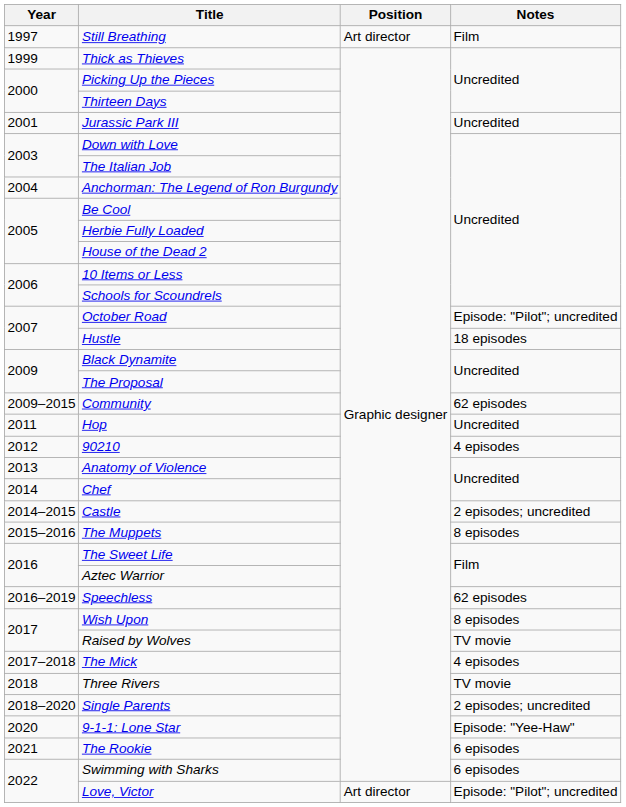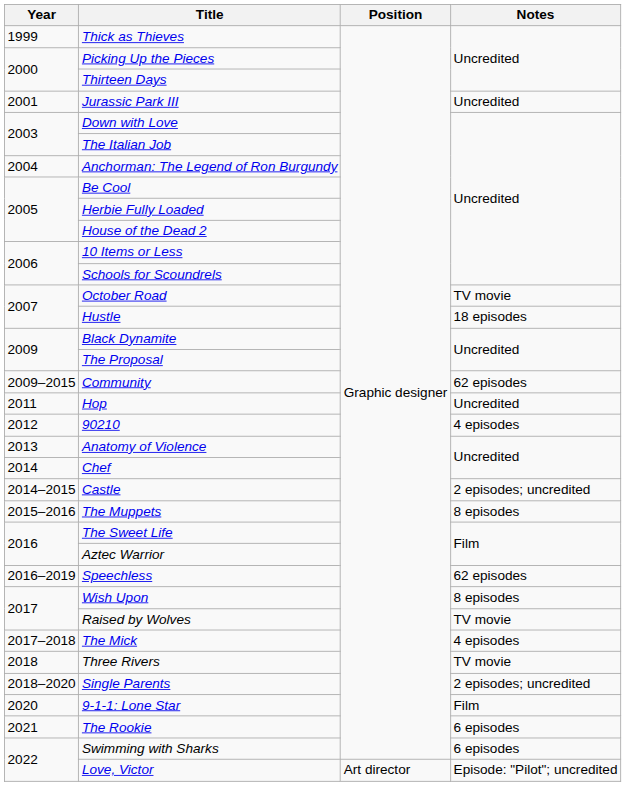- row: (124, 36)
(536, 317) Episode: "Pilot"; uncredited -> (482, 295) TV movie
(514, 727) Episode: "Yee-Haw" -> (466, 705) Film
